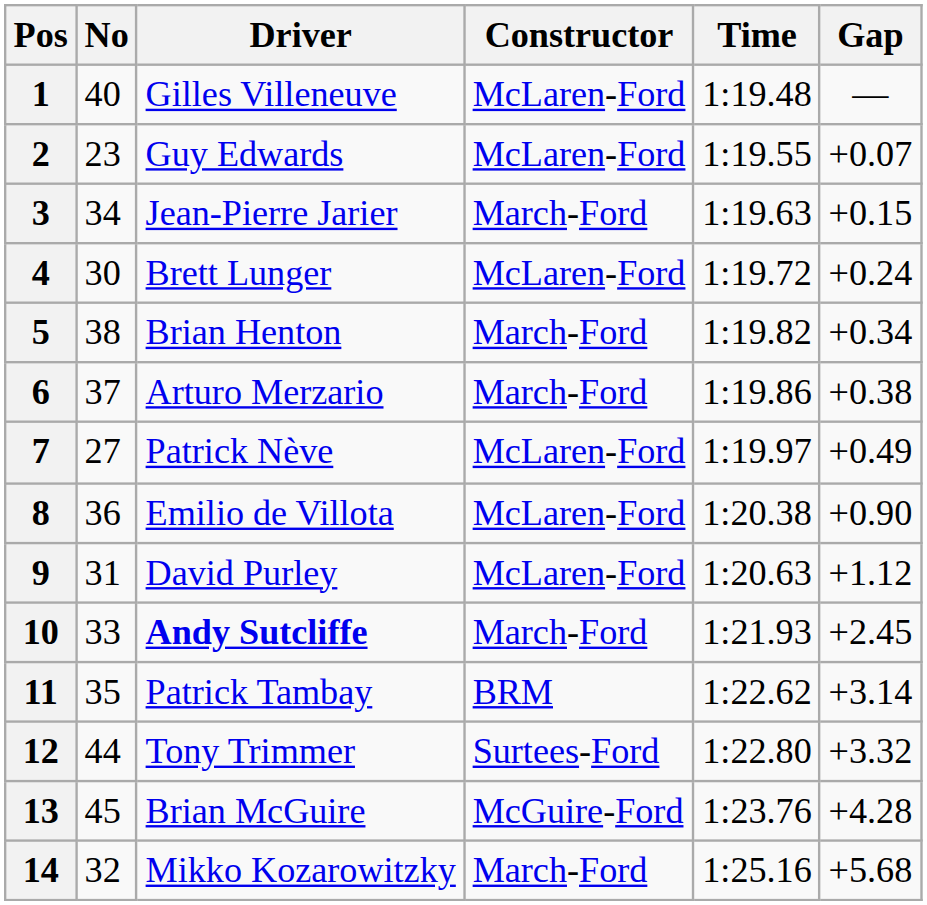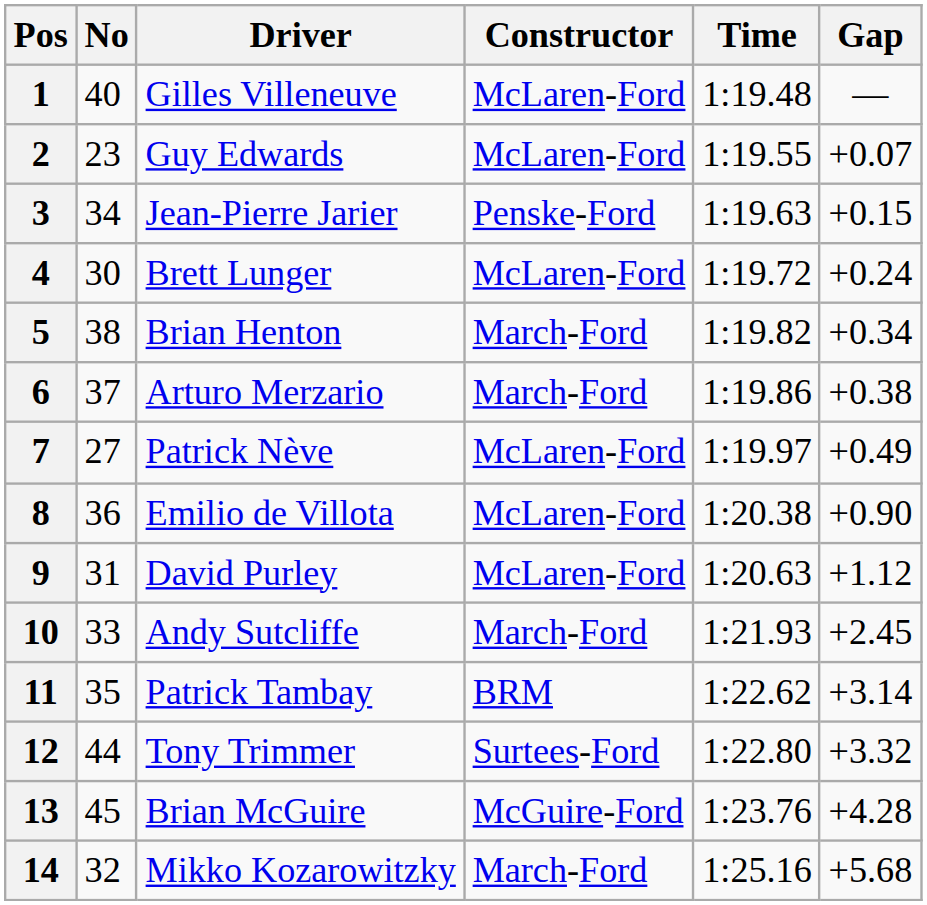(560, 213) March-Ford -> (564, 213) Penske-Ford
(257, 630) bold -> (252, 630) normal
